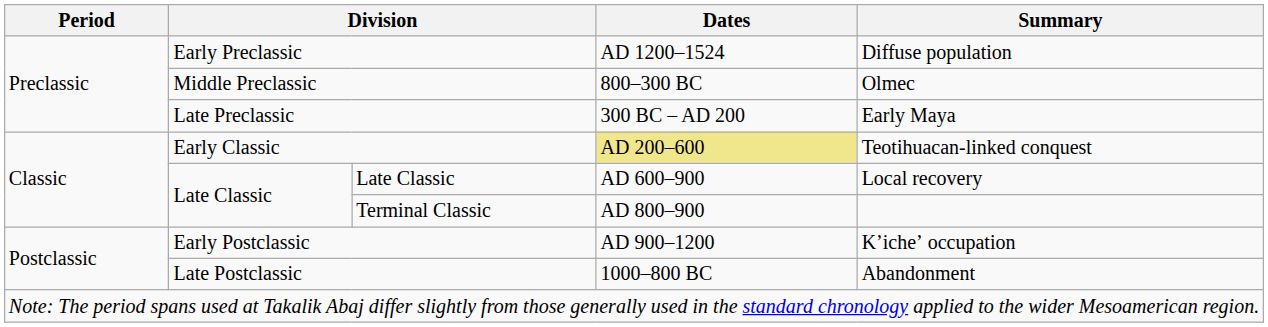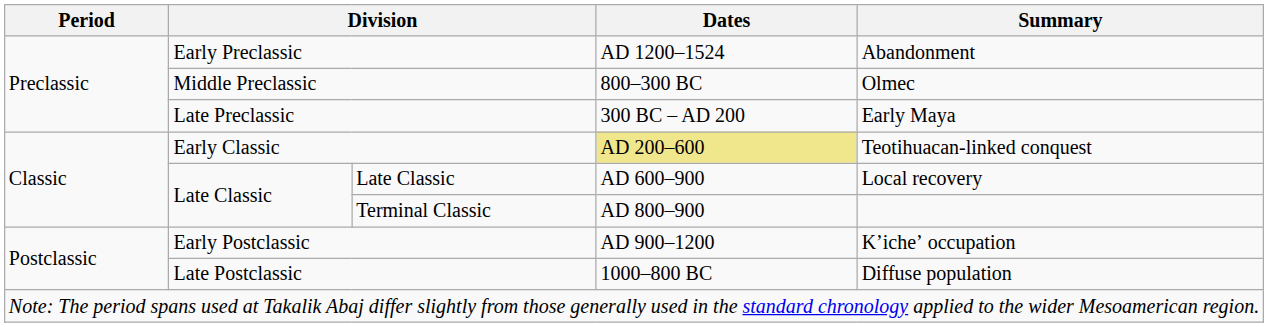(937, 52) Diffuse population -> (918, 52) Abandonment
(918, 274) Abandonment -> (937, 274) Diffuse population
